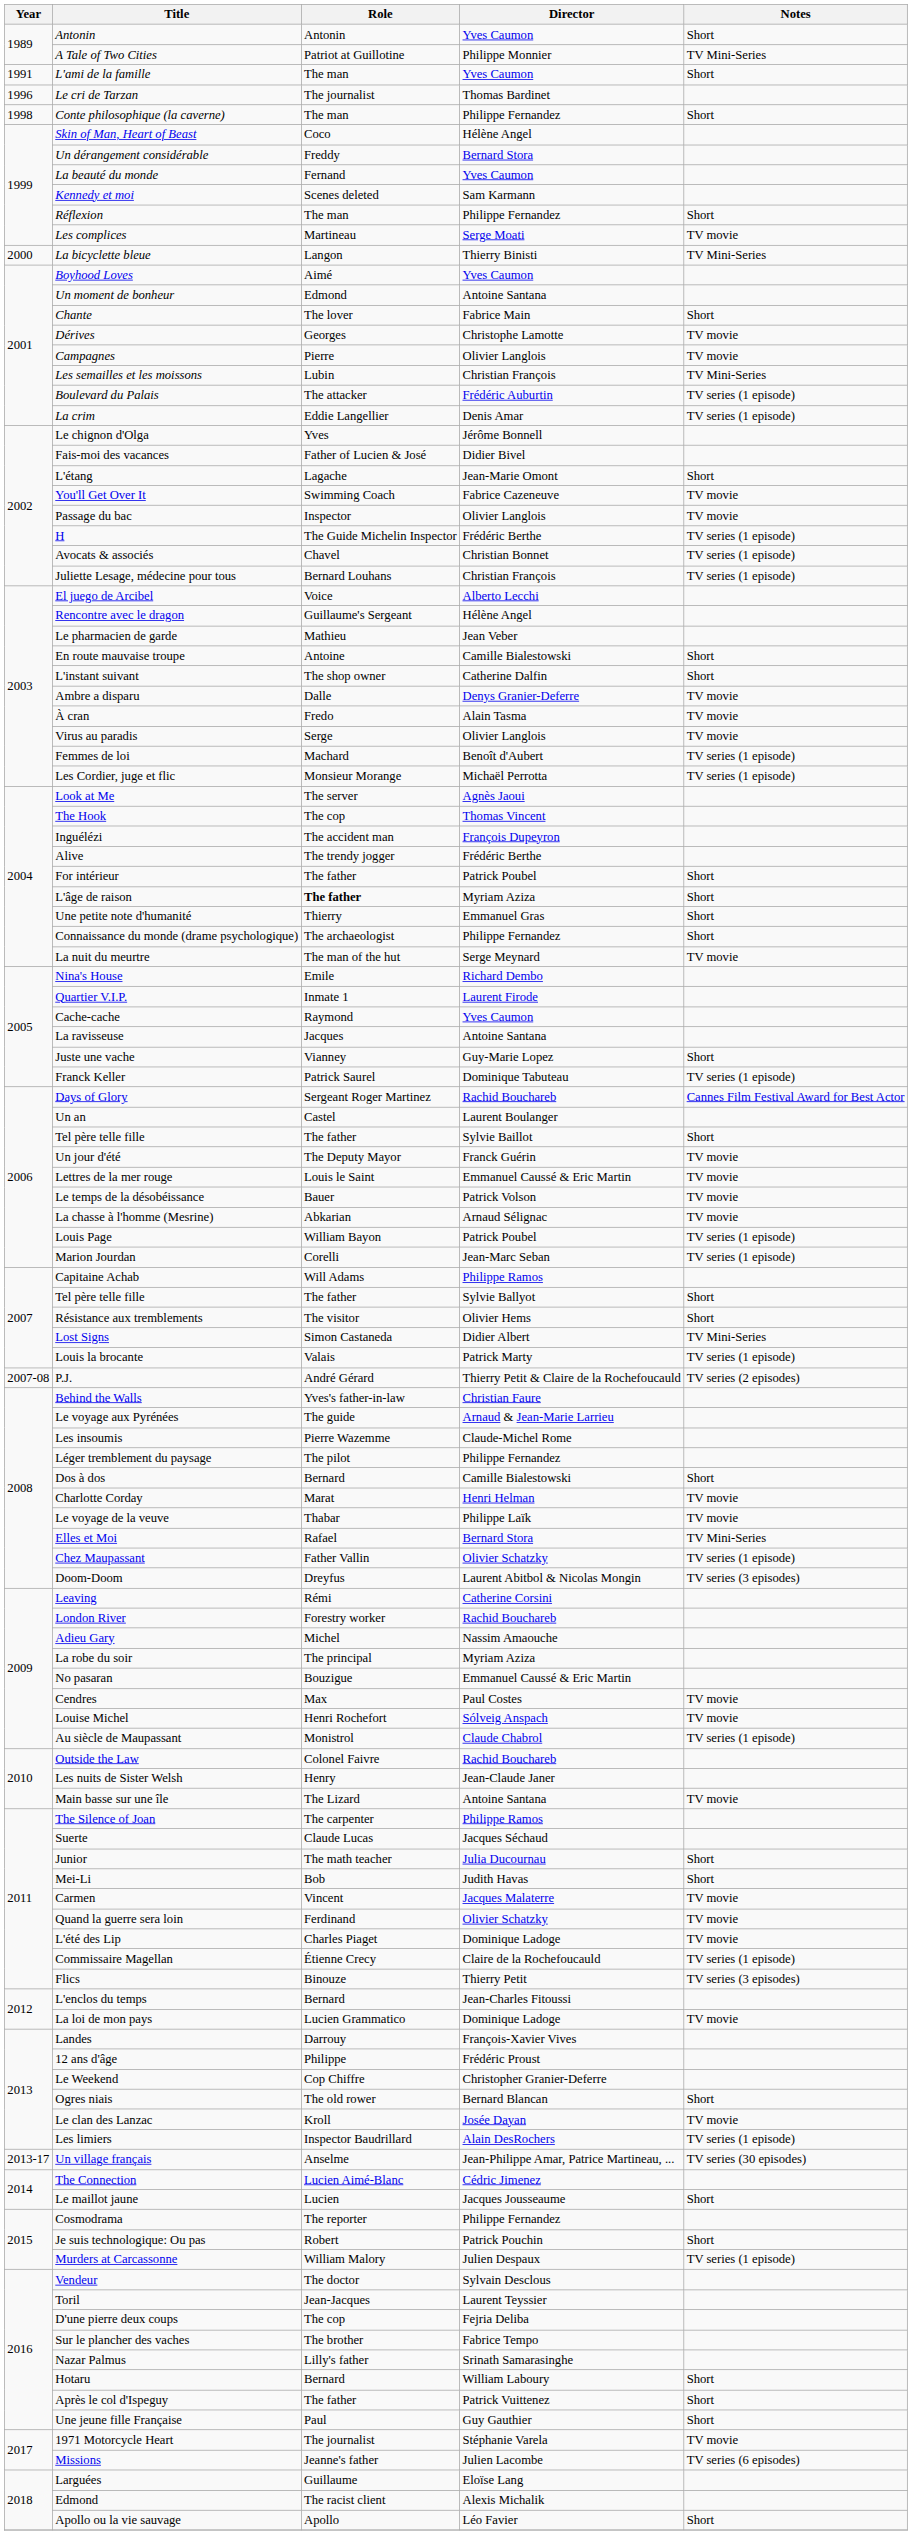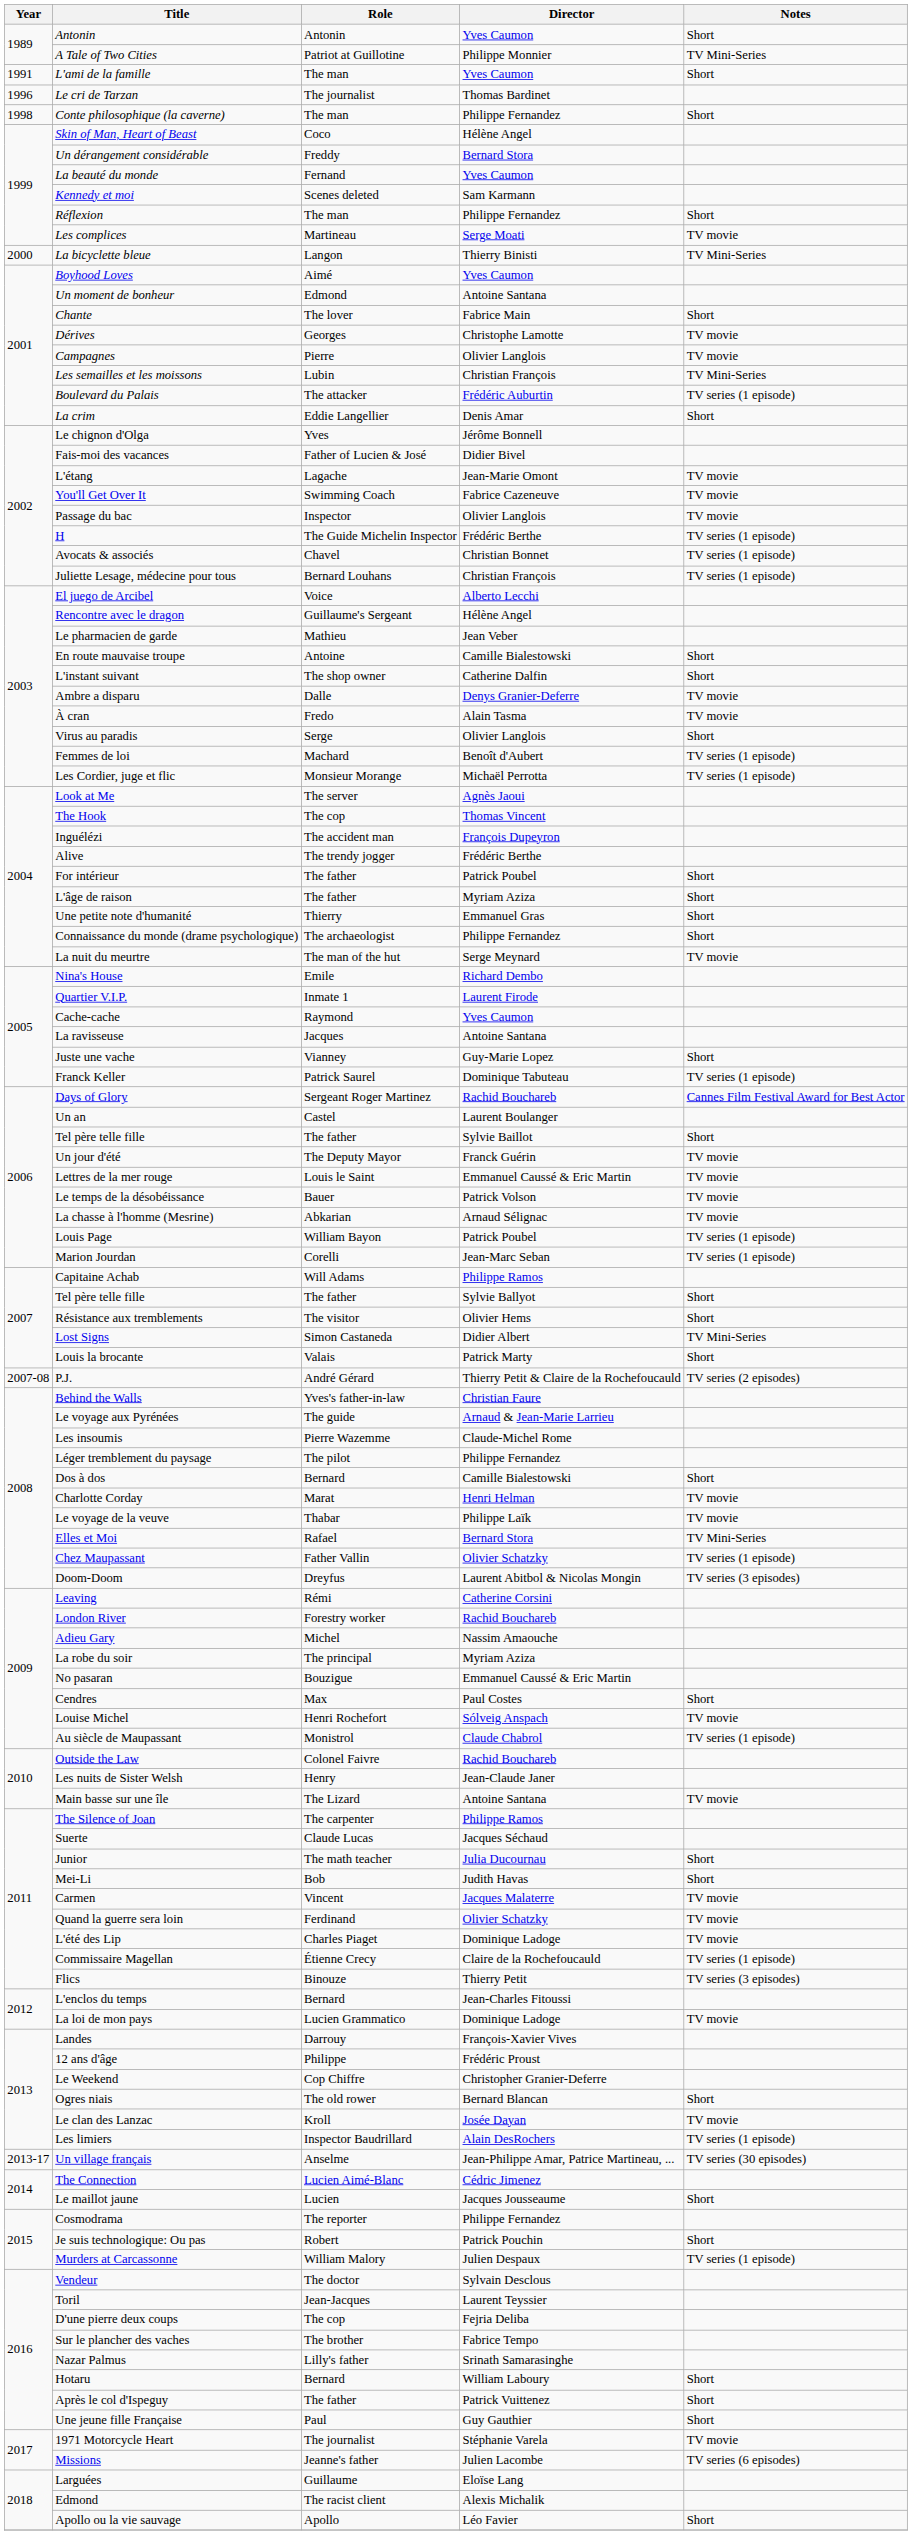(741, 415) TV series (1 episode) -> (700, 415) Short
(700, 475) Short -> (712, 475) TV movie
(712, 736) TV movie -> (700, 736) Short
(333, 896) bold -> (330, 896) normal
(741, 1357) TV series (1 episode) -> (700, 1357) Short
(712, 1698) TV movie -> (700, 1698) Short
